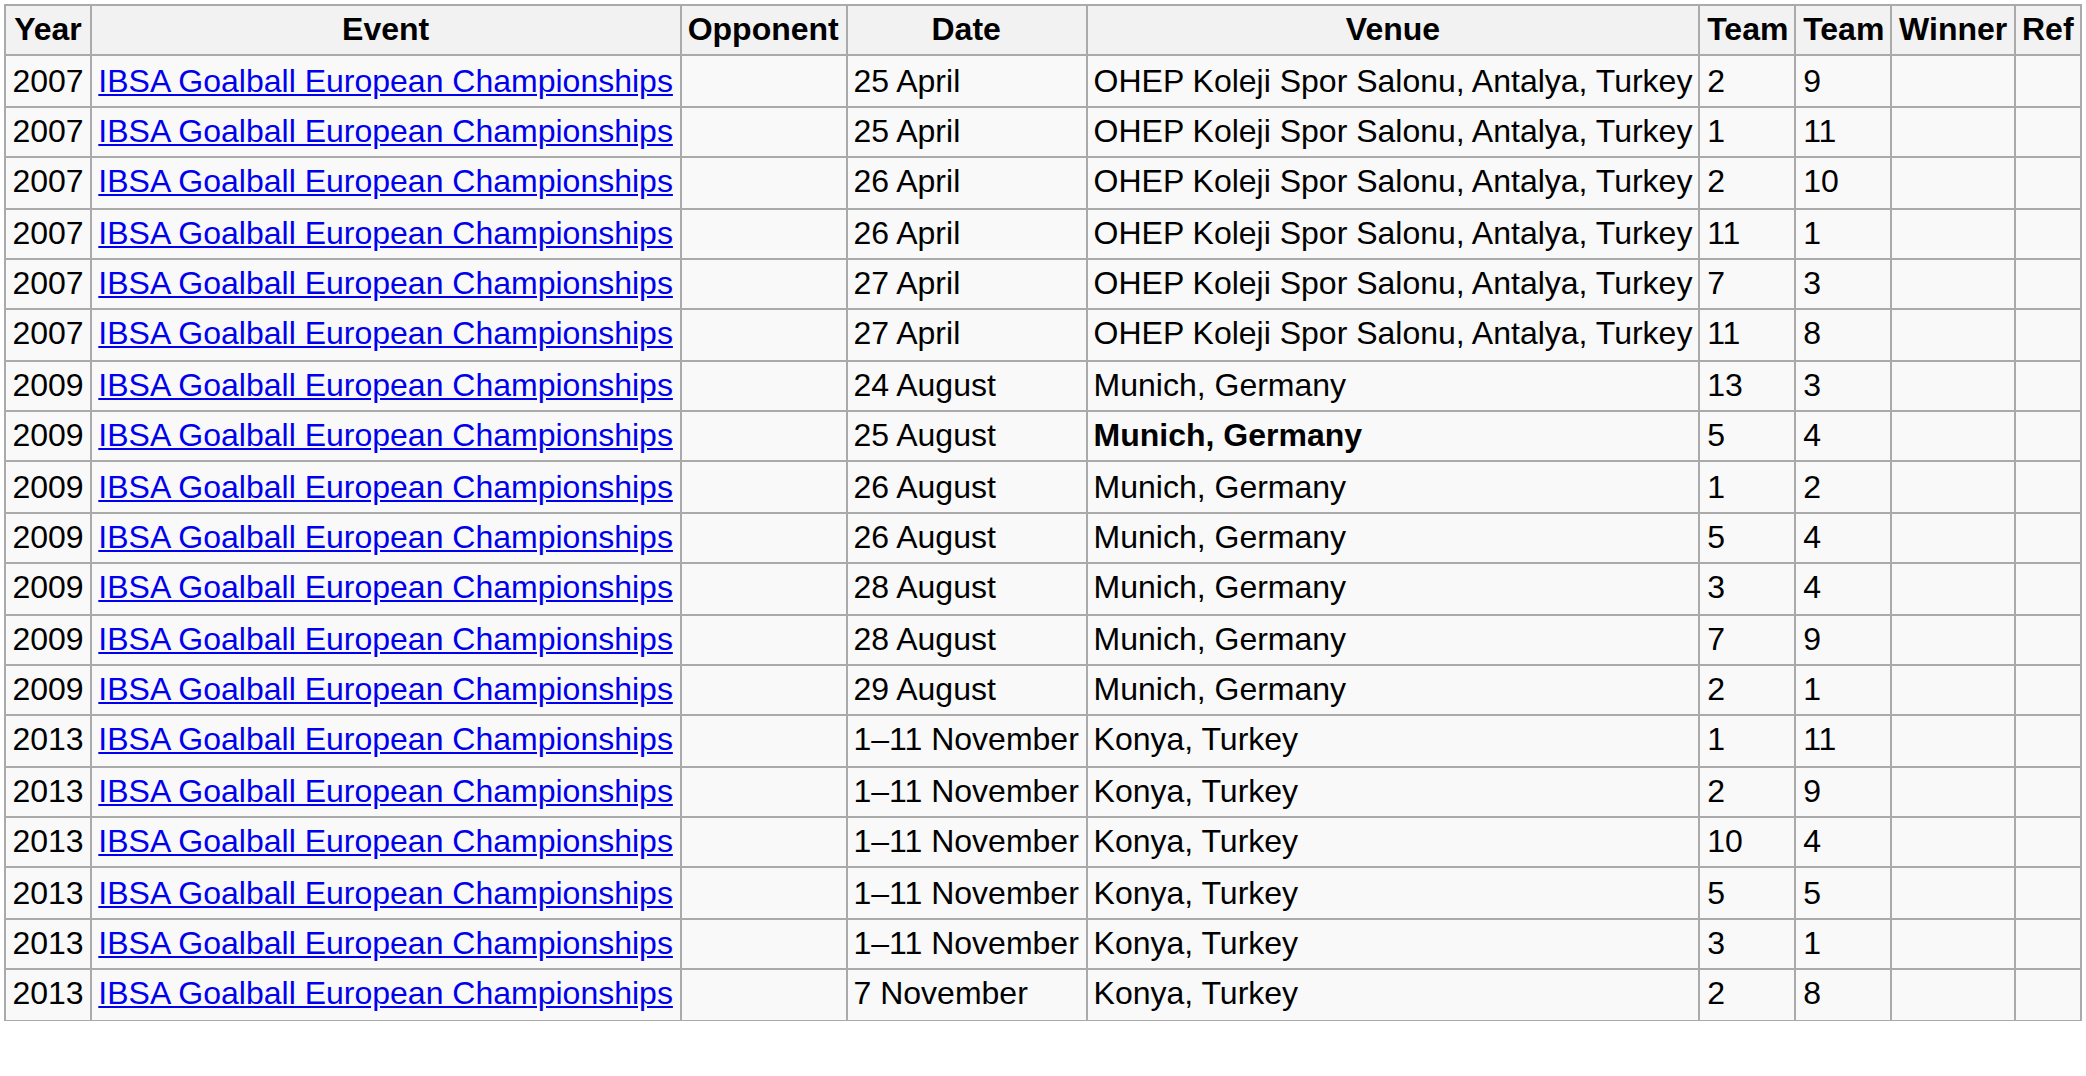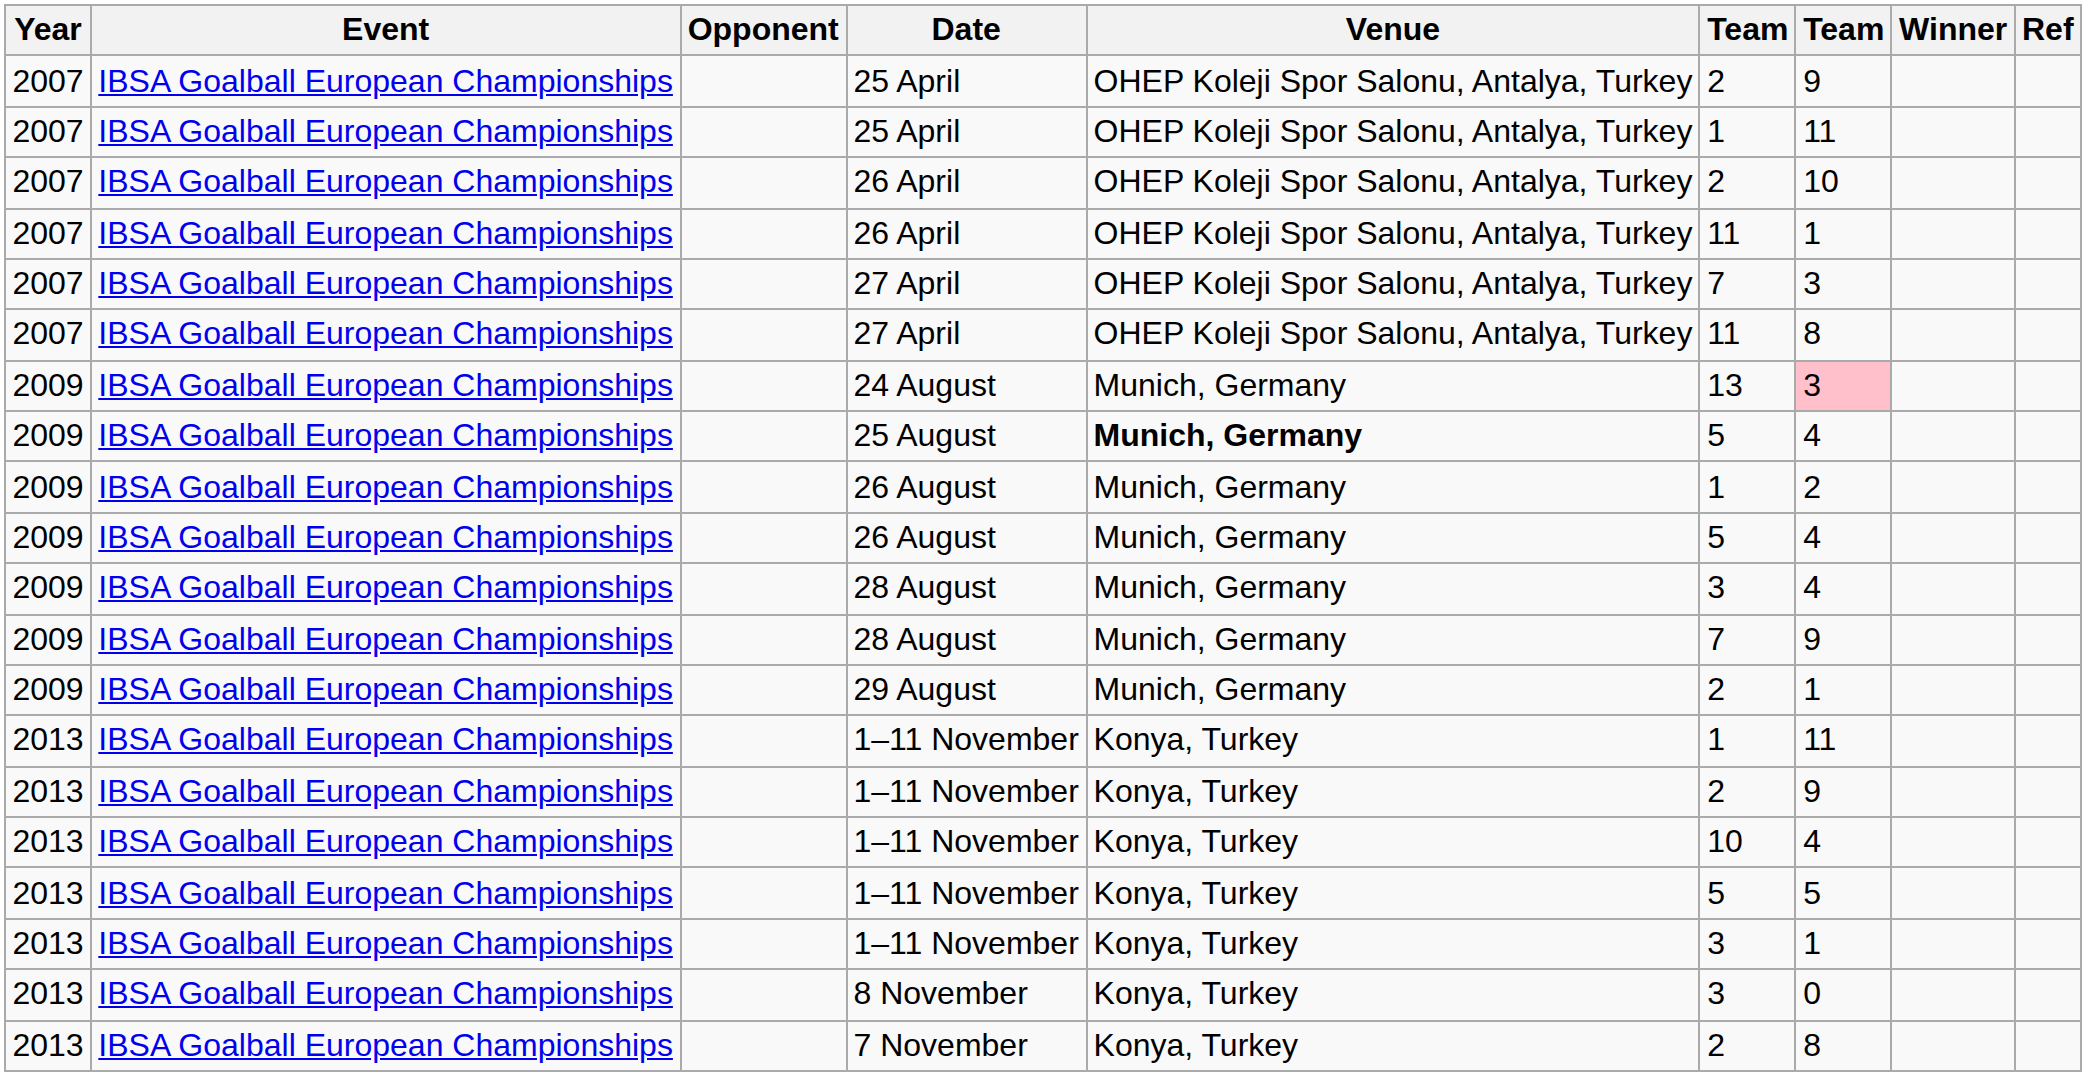(1812, 385) no background -> (1812, 385) pink background
+ row: (48, 994)
